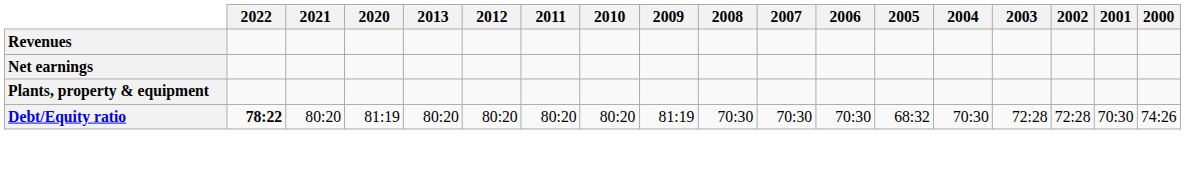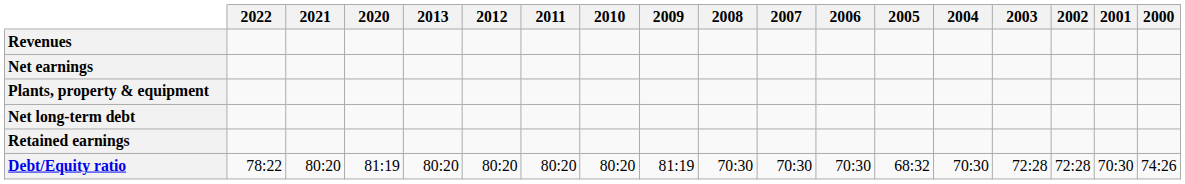+ row: (72, 116)
+ row: (69, 141)
(264, 116) bold -> (264, 166) normal
